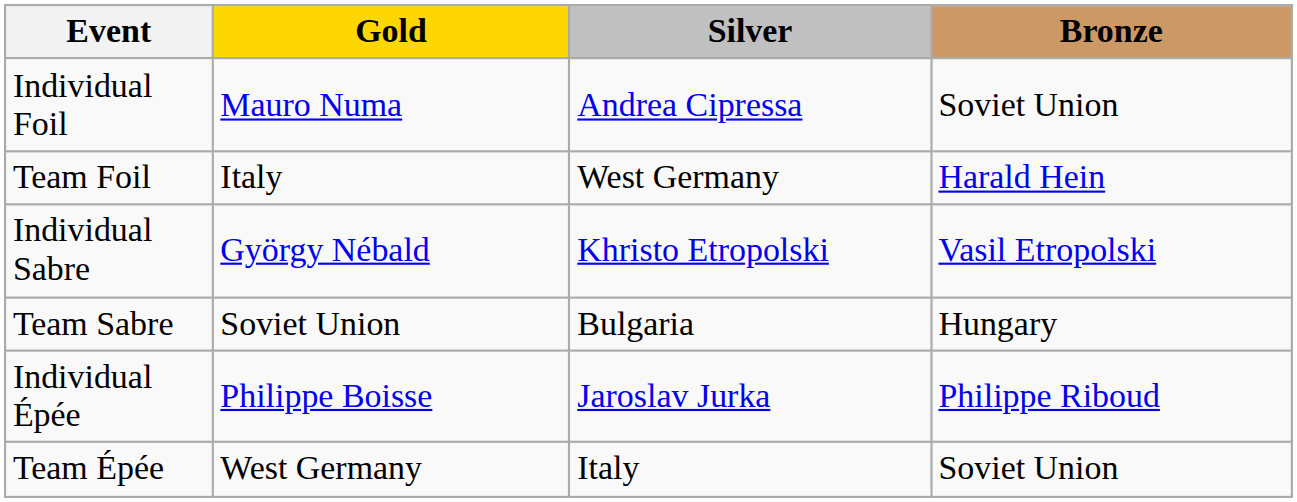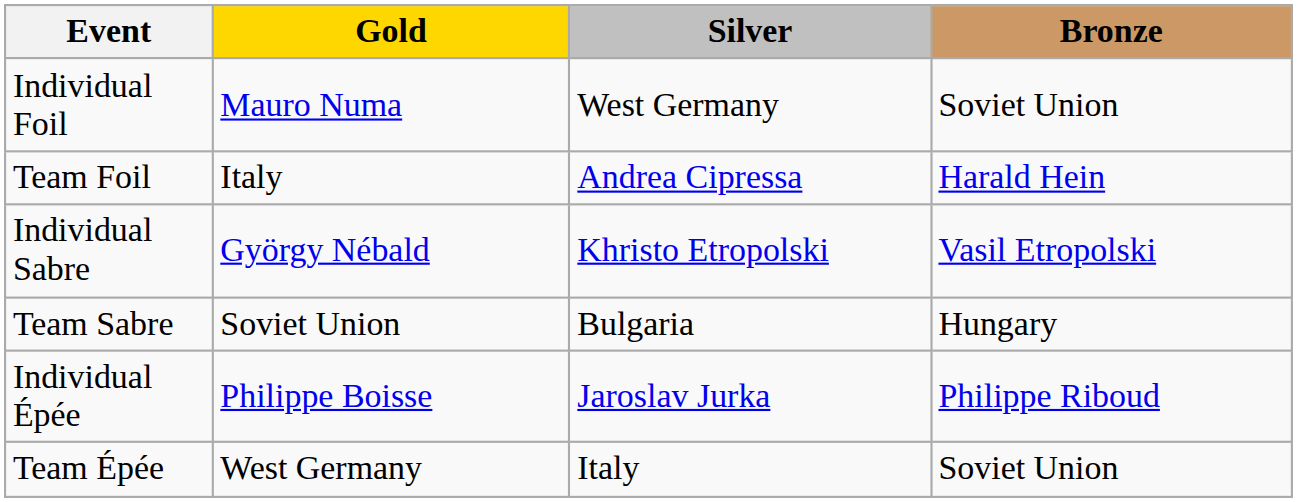(690, 104) Andrea Cipressa -> (678, 104) West Germany
(678, 177) West Germany -> (690, 177) Andrea Cipressa
